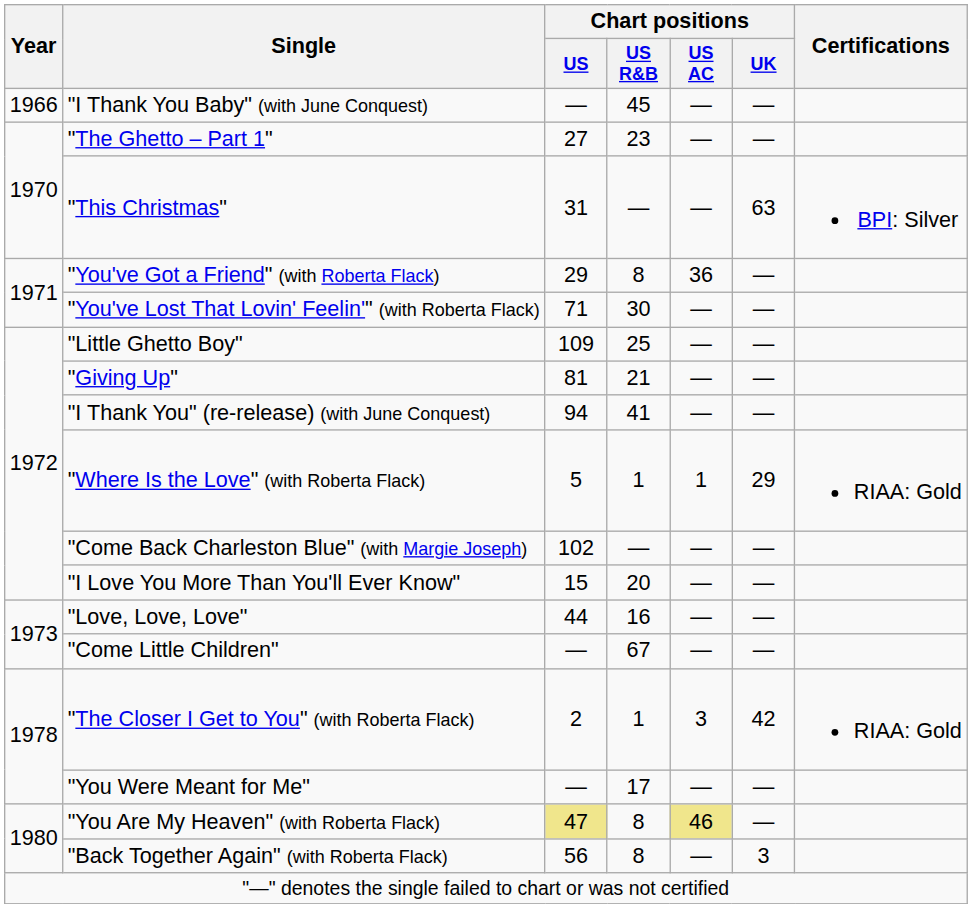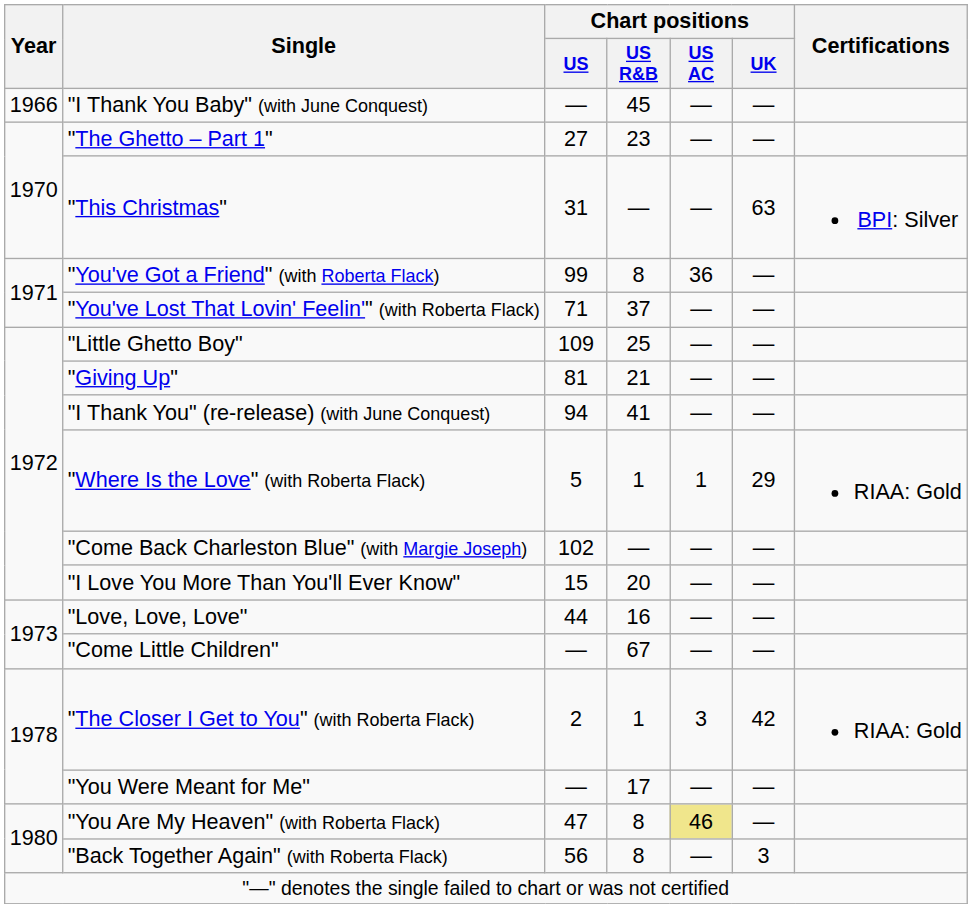(576, 275) 29 -> (576, 275) 99
(639, 309) 30 -> (639, 309) 37
(576, 821) khaki background -> (576, 821) no background
